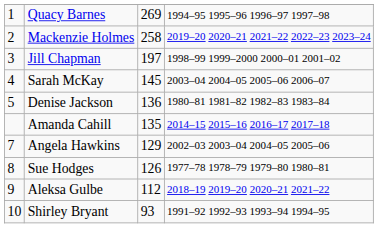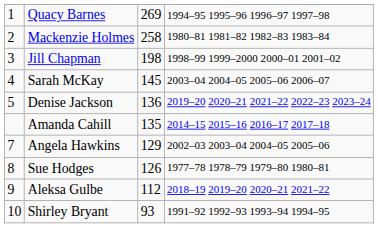(269, 37) 2019–20 2020–21 2021–22 2022–23 2023–24 -> (248, 37) 1980–81 1981–82 1982–83 1983–84
(151, 59) 197 -> (151, 59) 198
(248, 102) 1980–81 1981–82 1982–83 1983–84 -> (269, 102) 2019–20 2020–21 2021–22 2022–23 2023–24
